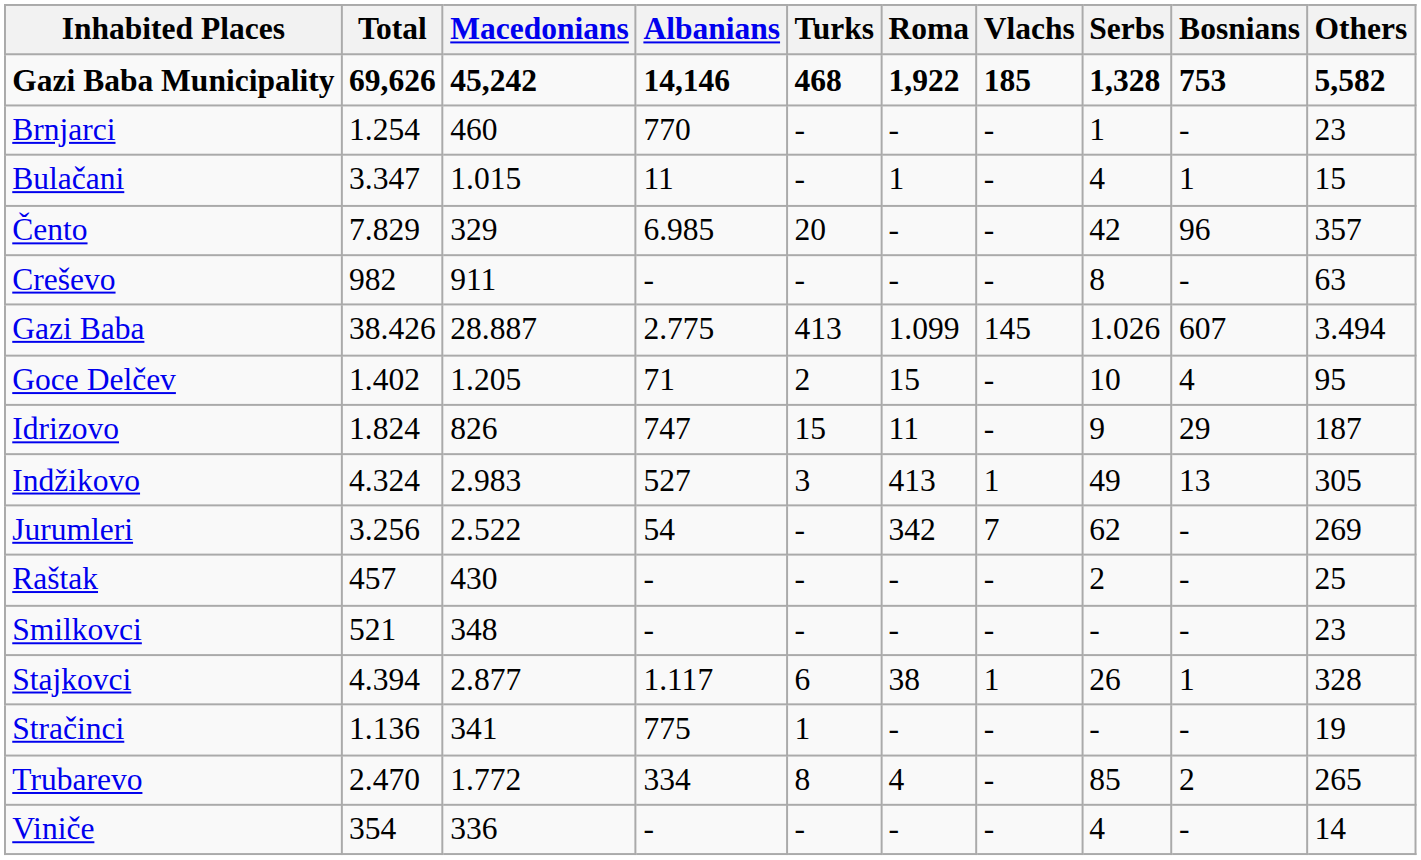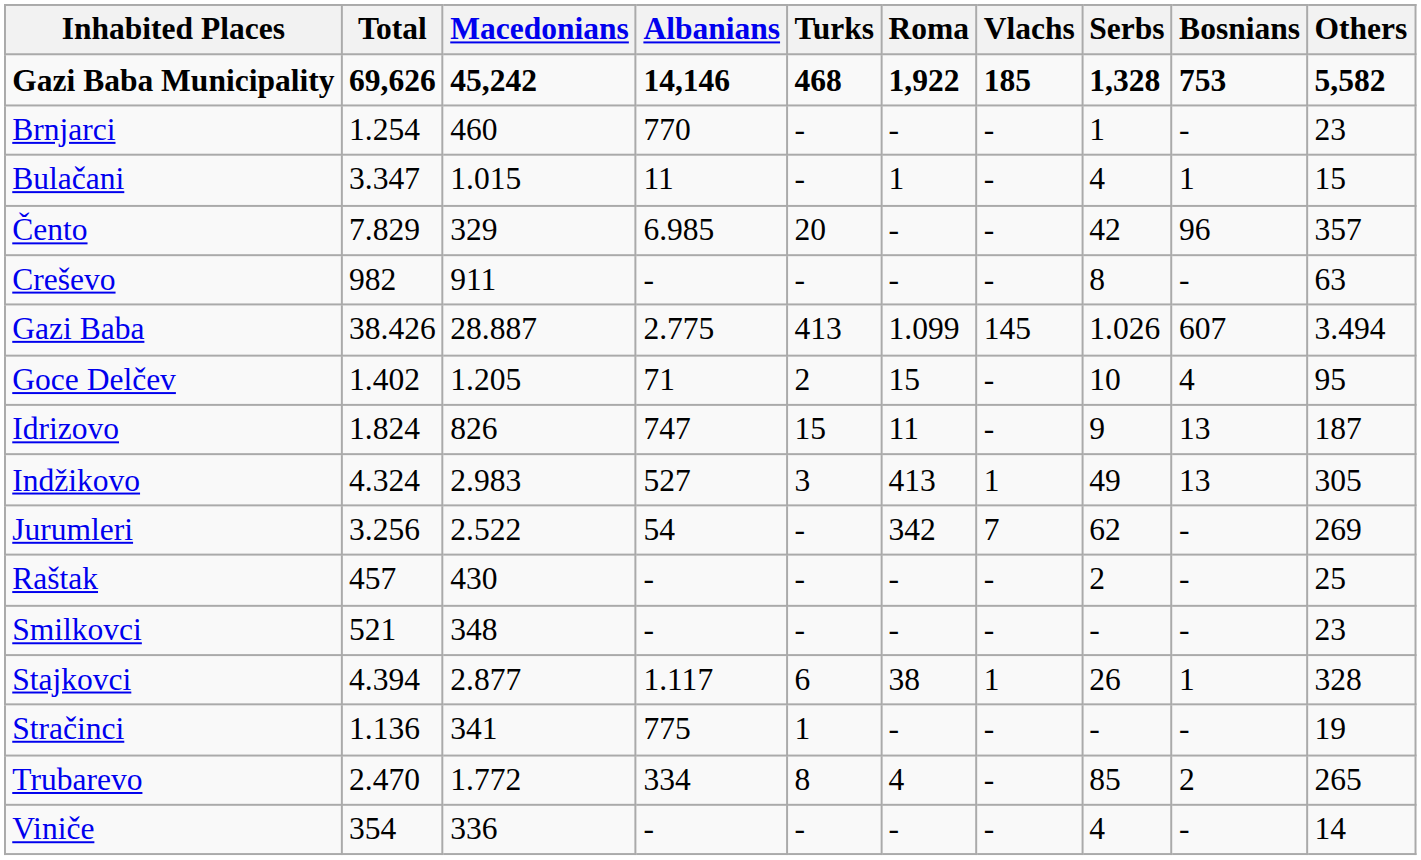(1195, 429) 29 -> (1195, 429) 13
